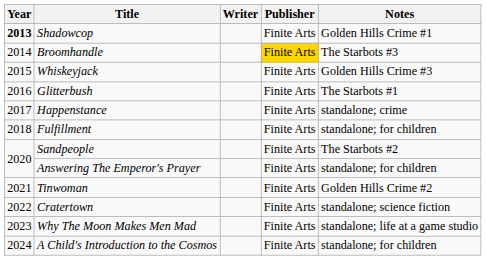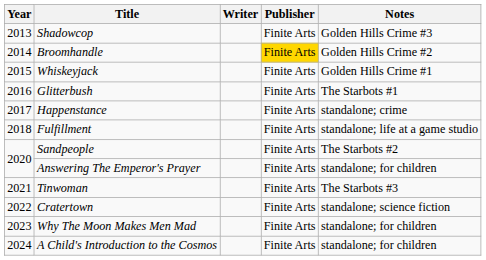(19, 33) bold -> (19, 33) normal
(377, 33) Golden Hills Crime #1 -> (377, 33) Golden Hills Crime #3
(360, 52) The Starbots #3 -> (377, 52) Golden Hills Crime #2
(377, 71) Golden Hills Crime #3 -> (377, 71) Golden Hills Crime #1
(379, 129) standalone; for children -> (400, 129) standalone; life at a game studio
(377, 187) Golden Hills Crime #2 -> (360, 187) The Starbots #3
(400, 226) standalone; life at a game studio -> (379, 226) standalone; for children
